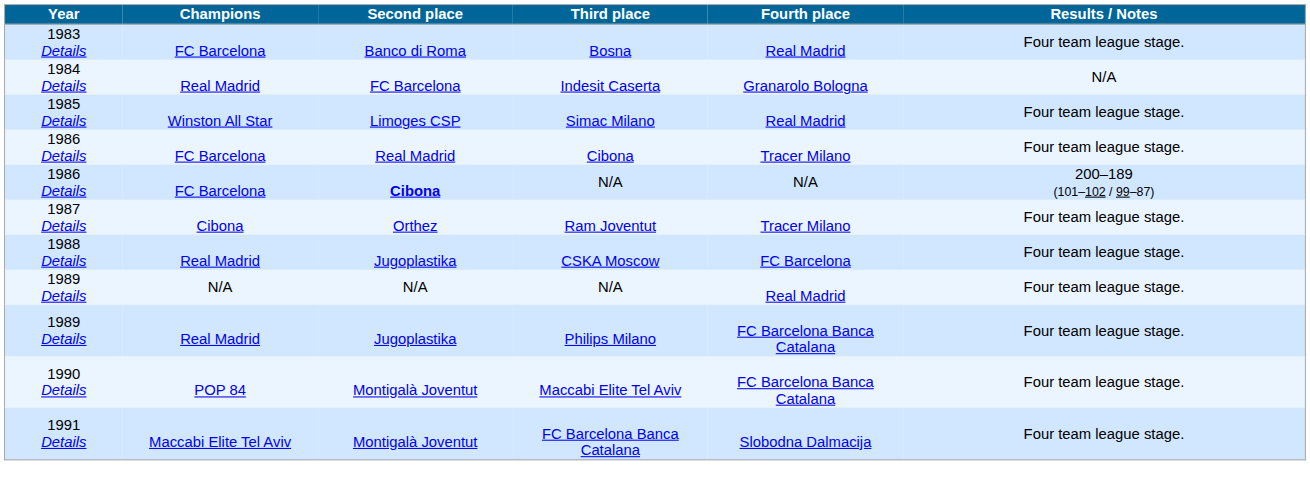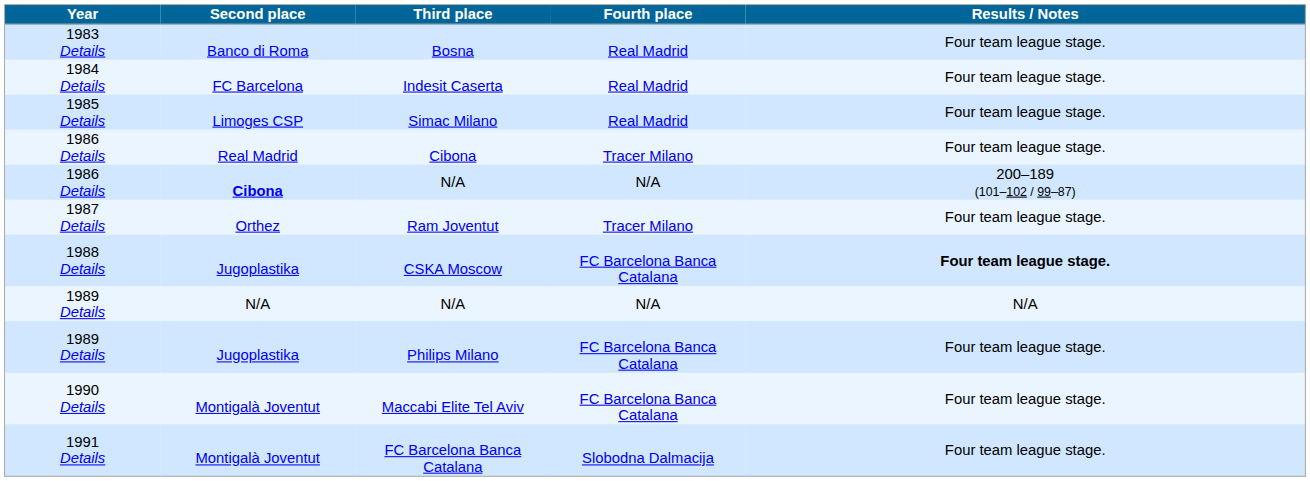- column: (220, 14)
(805, 85) Granarolo Bologna -> (648, 85) Real Madrid
(1104, 77) N/A -> (1025, 77) Four team league stage.
(805, 260) FC Barcelona -> (648, 269) FC Barcelona Banca Catalana
(1104, 252) normal -> (1025, 260) bold
(805, 295) Real Madrid -> (648, 304) N/A
(1104, 287) Four team league stage. -> (1025, 304) N/A
